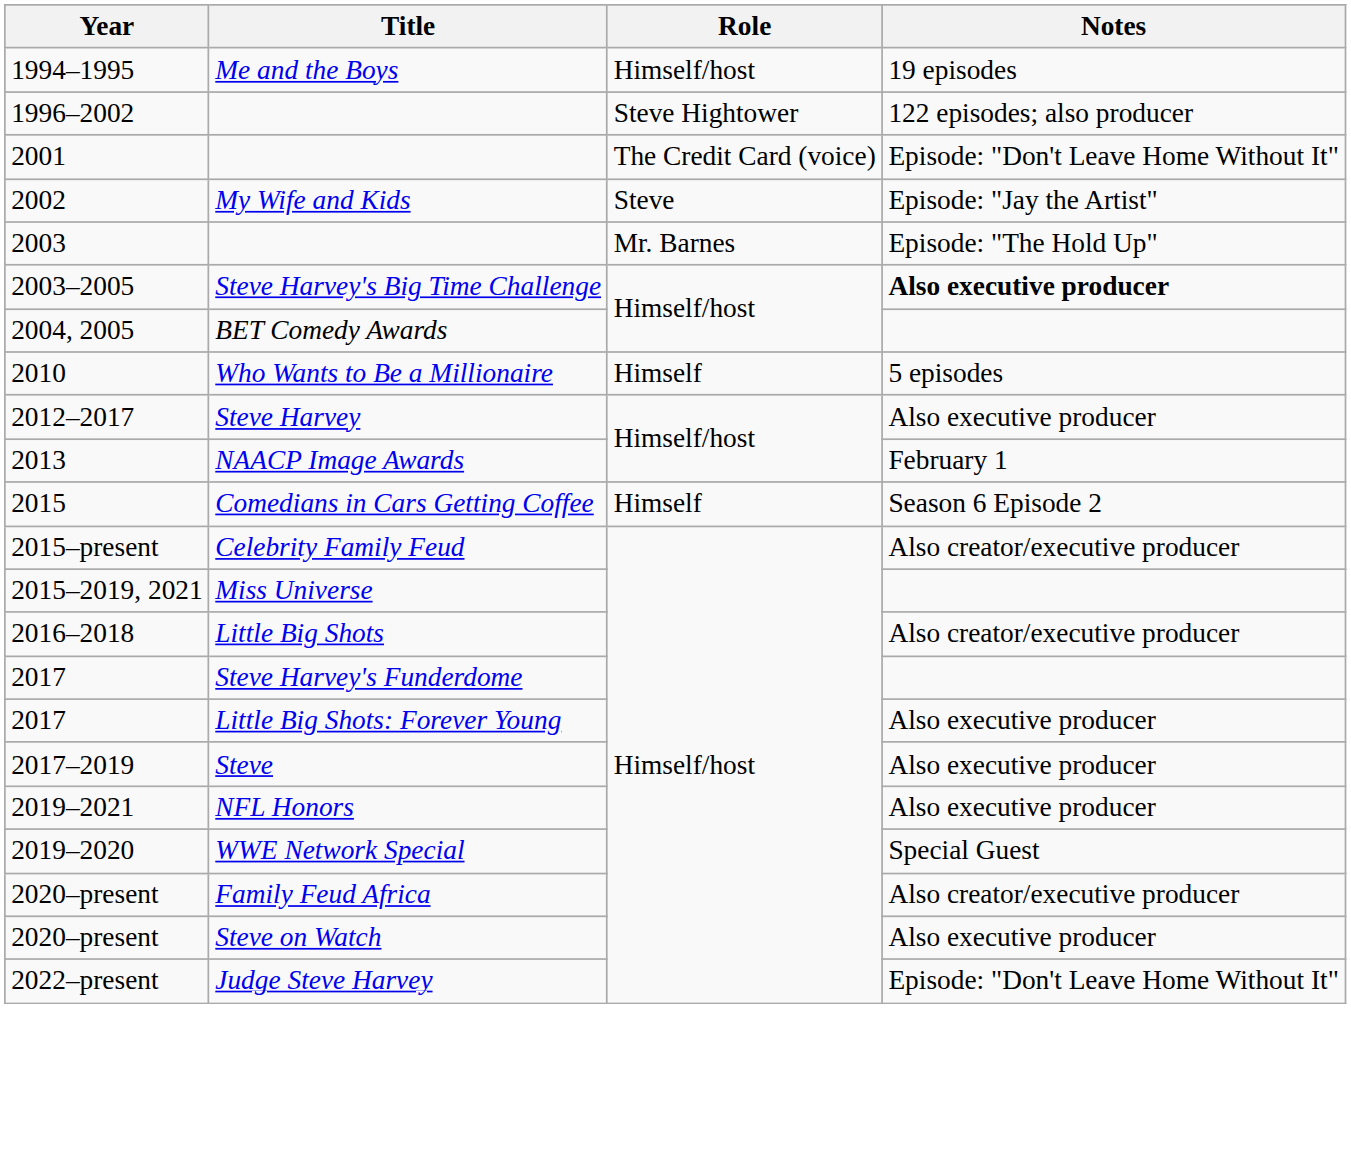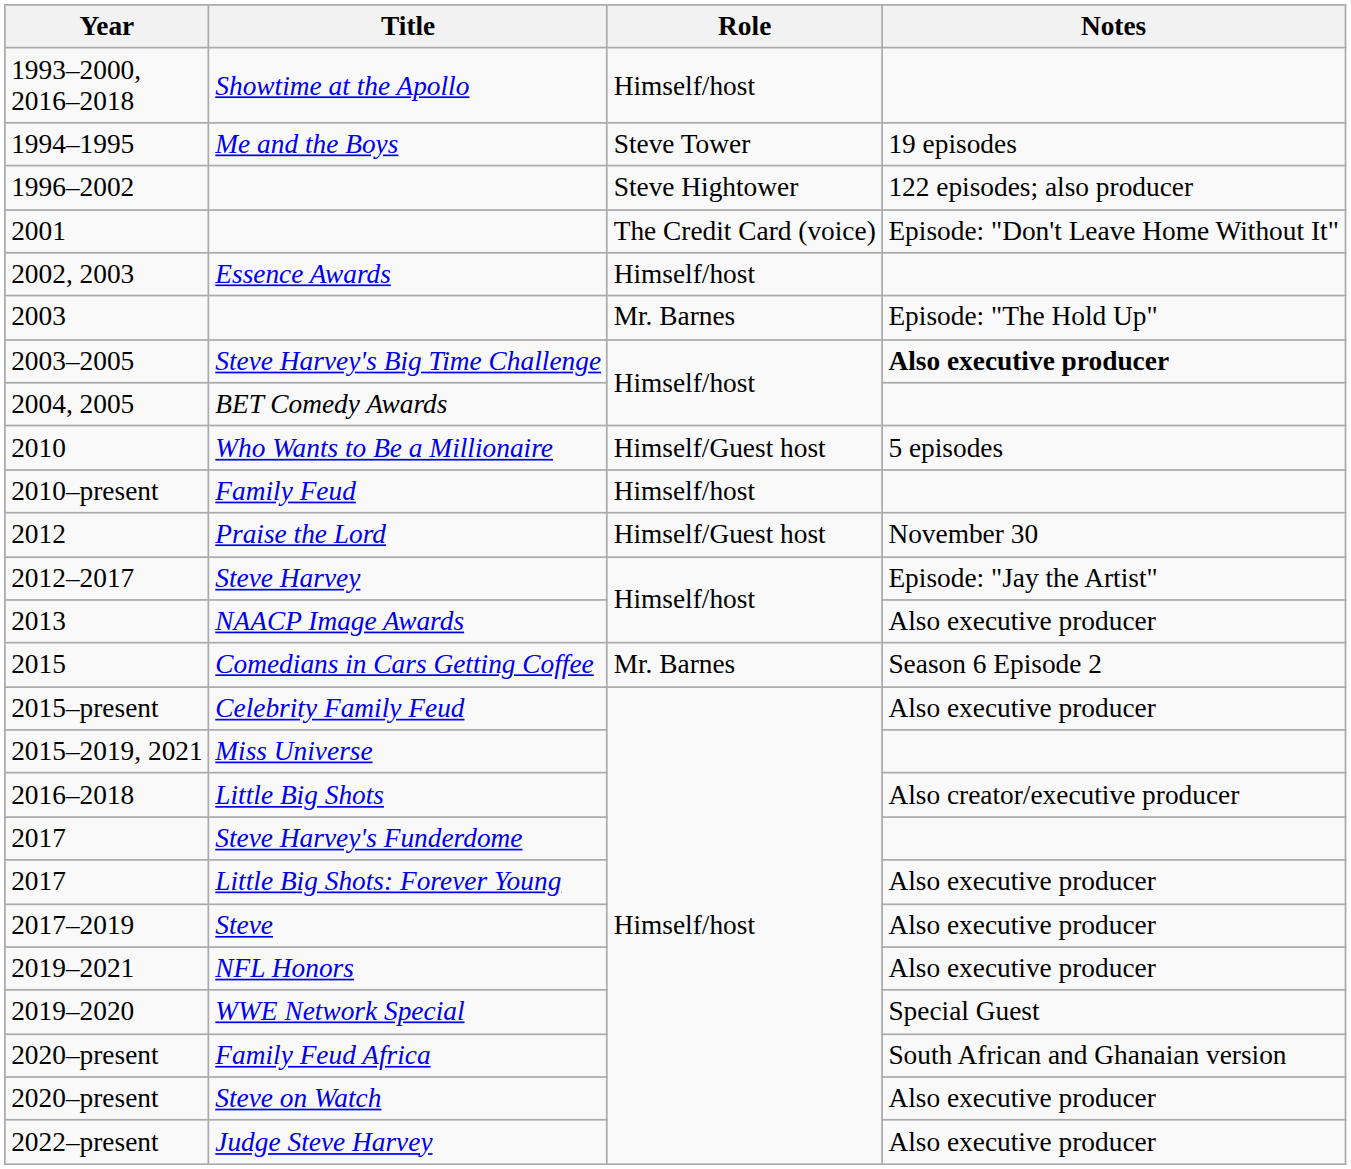+ row: (76, 84)
(684, 69) Himself/host -> (682, 143) Steve Tower
+ row: (73, 273)
- row: (39, 199)
(658, 373) Himself -> (720, 447) Himself/Guest host
+ row: (85, 490)
+ row: (39, 534)
(1022, 416) Also executive producer -> (1023, 577) Episode: "Jay the Artist"
(948, 460) February 1 -> (1022, 621) Also executive producer
(658, 503) Himself -> (674, 664) Mr. Barnes
(1064, 546) Also creator/executive producer -> (1022, 707) Also executive producer
(1064, 894) Also creator/executive producer -> (1087, 1054) South African and Ghanaian version
(1114, 980) Episode: "Don't Leave Home Without It" -> (1022, 1141) Also executive producer
